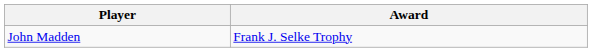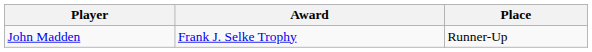+ column: (516, 15)
